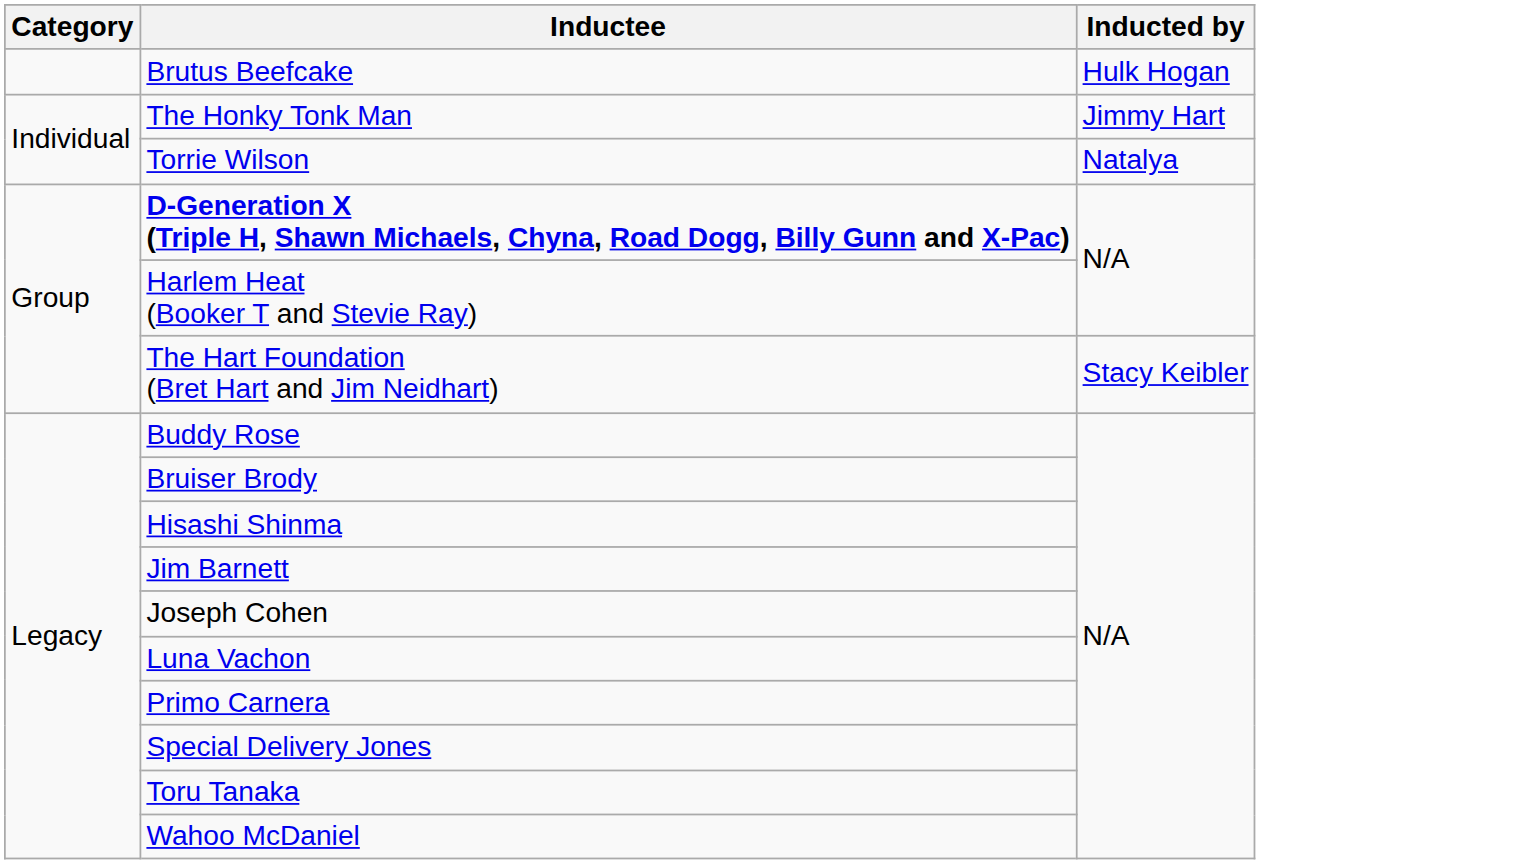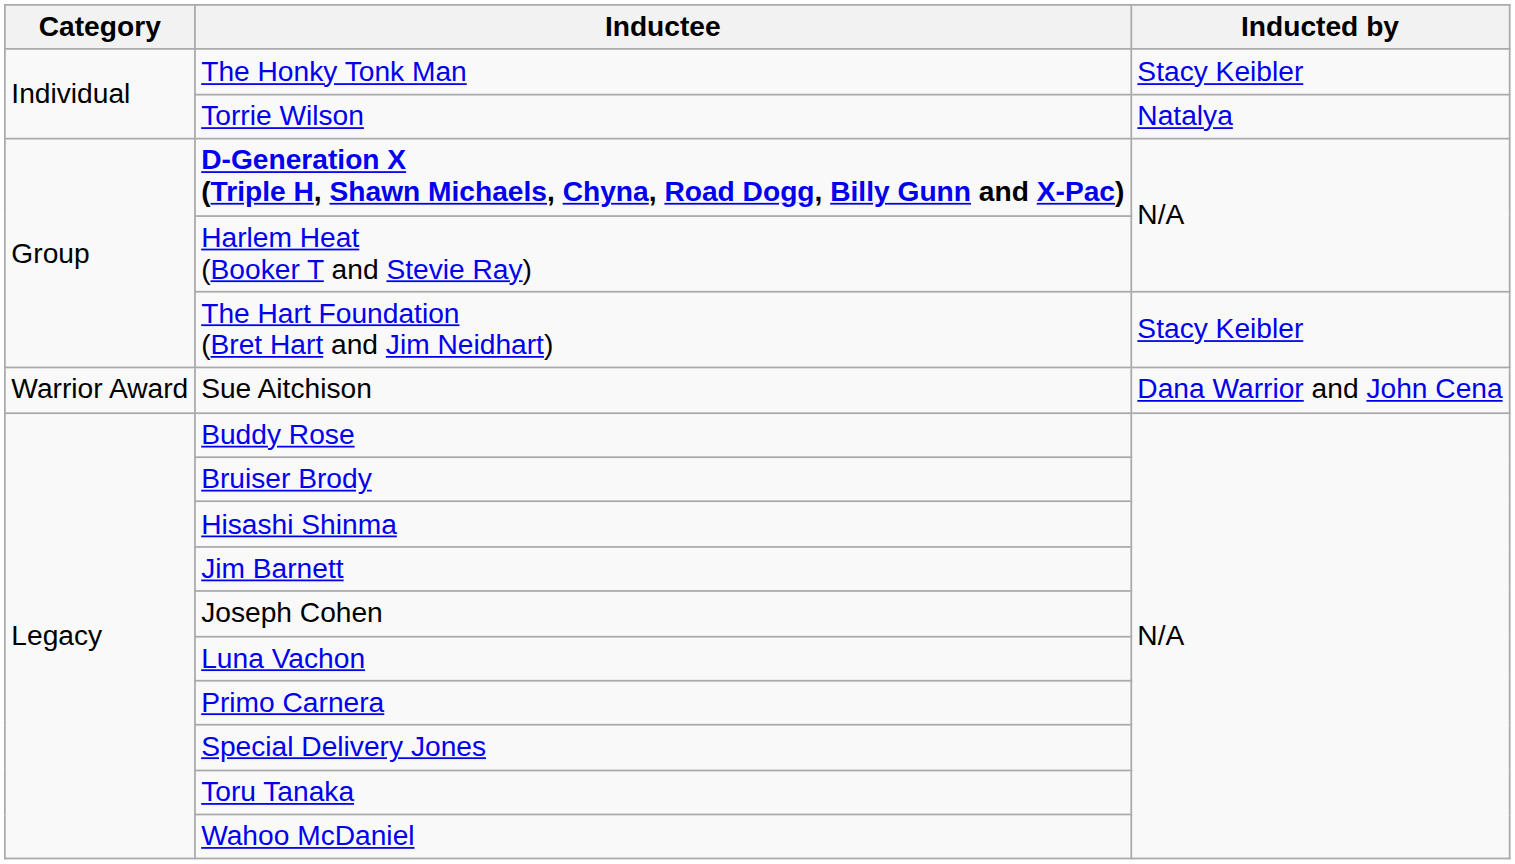- row: (250, 71)
(1154, 116) Jimmy Hart -> (1220, 71) Stacy Keibler
+ row: (286, 389)
